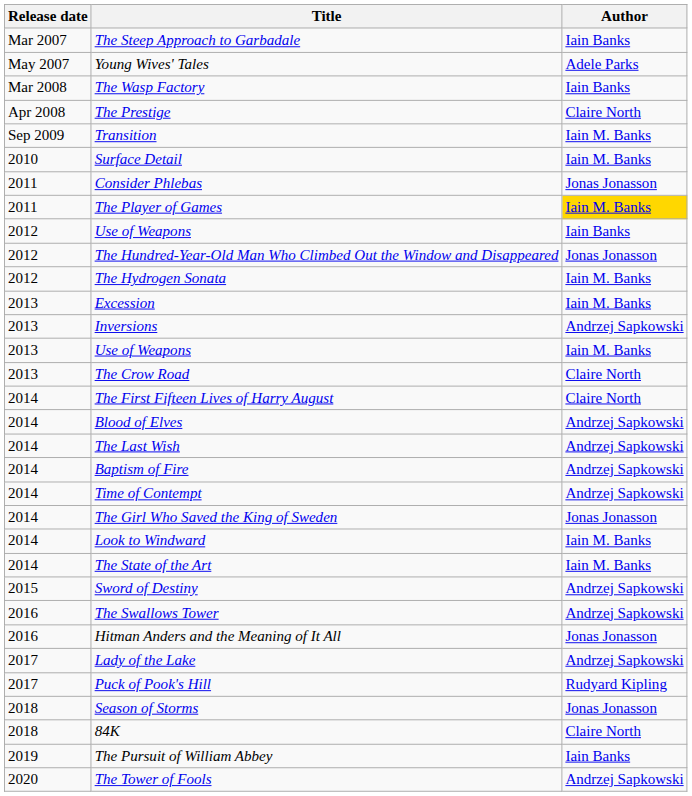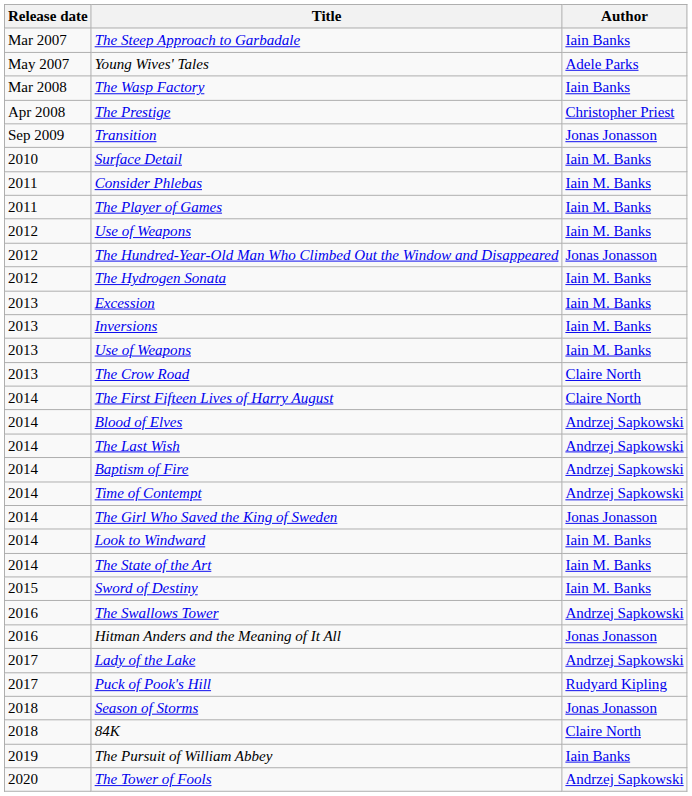(603, 111) Claire North -> (620, 111) Christopher Priest
(608, 135) Iain M. Banks -> (611, 135) Jonas Jonasson
(611, 183) Jonas Jonasson -> (608, 183) Iain M. Banks
(608, 207) gold background -> (608, 207) no background
(598, 231) Iain Banks -> (608, 231) Iain M. Banks
(625, 326) Andrzej Sapkowski -> (608, 326) Iain M. Banks
(625, 588) Andrzej Sapkowski -> (608, 588) Iain M. Banks
